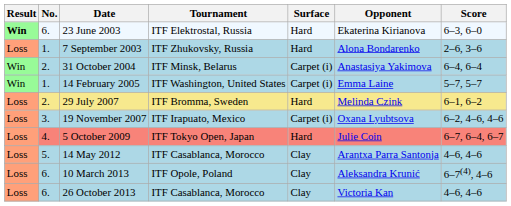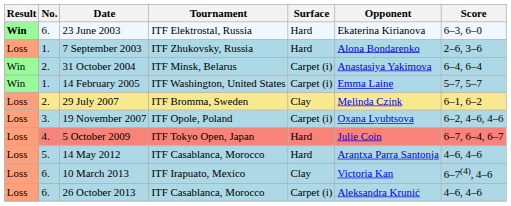(301, 100) Hard -> (301, 100) Clay
(198, 118) ITF Irapuato, Mexico -> (192, 118) ITF Opole, Poland
(301, 153) Clay -> (301, 153) Hard
(192, 172) ITF Opole, Poland -> (198, 172) ITF Irapuato, Mexico
(379, 172) Aleksandra Krunić -> (365, 172) Victoria Kan
(301, 192) Clay -> (311, 192) Carpet (i)
(365, 192) Victoria Kan -> (379, 192) Aleksandra Krunić
